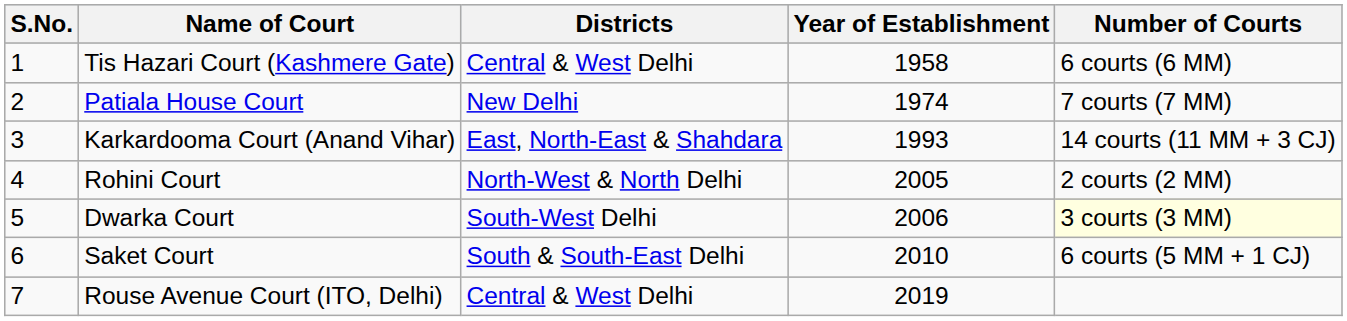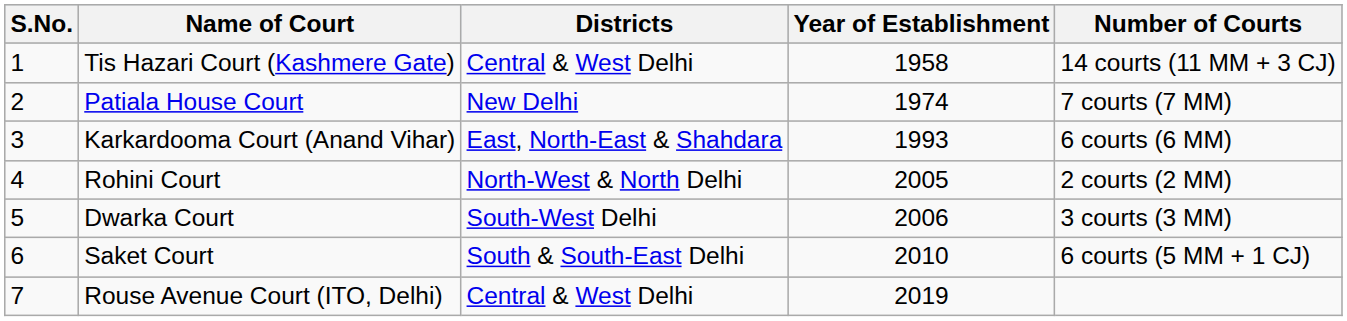(1146, 62) 6 courts (6 MM) -> (1198, 62) 14 courts (11 MM + 3 CJ)
(1198, 140) 14 courts (11 MM + 3 CJ) -> (1146, 140) 6 courts (6 MM)
(1146, 218) lightyellow background -> (1146, 218) no background
